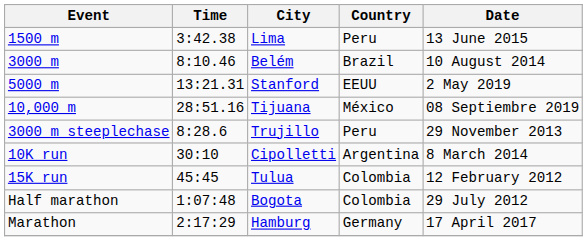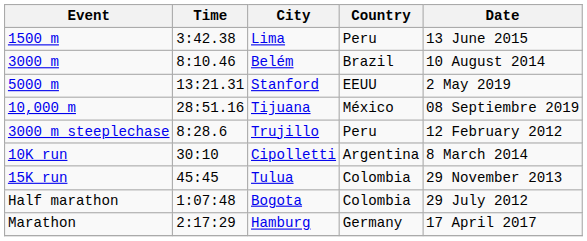(494, 132) 29 November 2013 -> (494, 132) 12 February 2012
(494, 178) 12 February 2012 -> (494, 178) 29 November 2013
